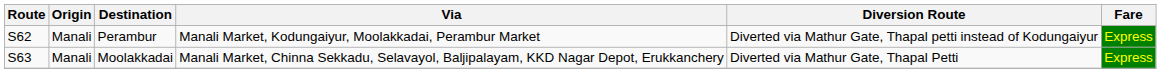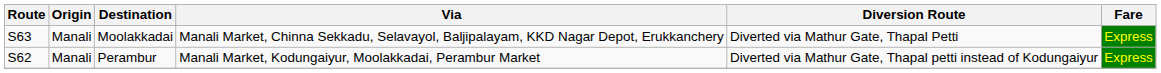rows swapped: (127, 36) <-> (135, 57)
